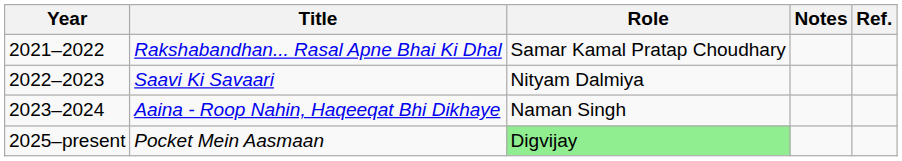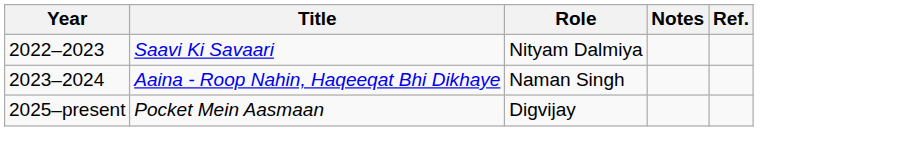- row: (318, 49)
(544, 140) lightgreen background -> (543, 110) no background
